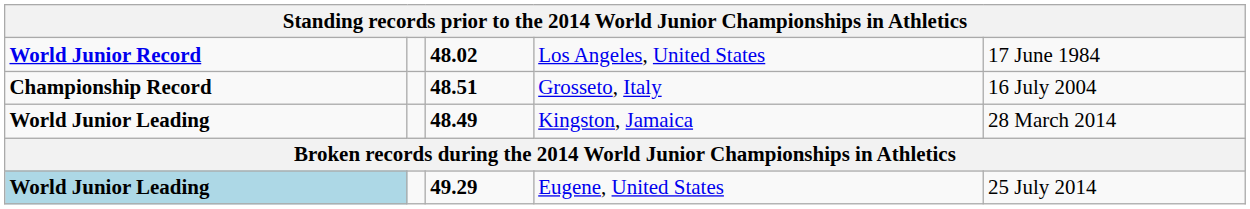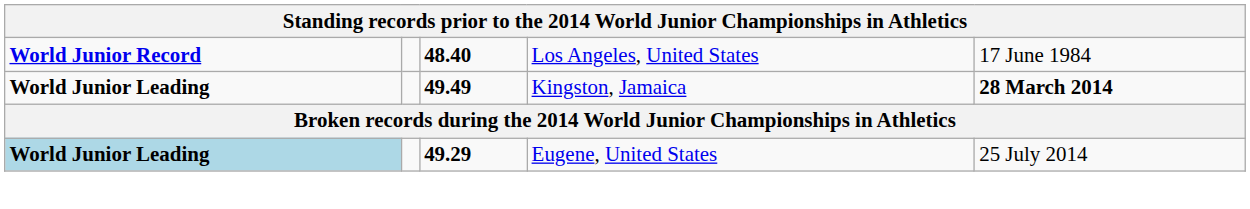(454, 54) 48.02 -> (448, 54) 48.40
- row: (600, 87)
(454, 120) 48.49 -> (448, 87) 49.49
(1052, 120) normal -> (1046, 87) bold
